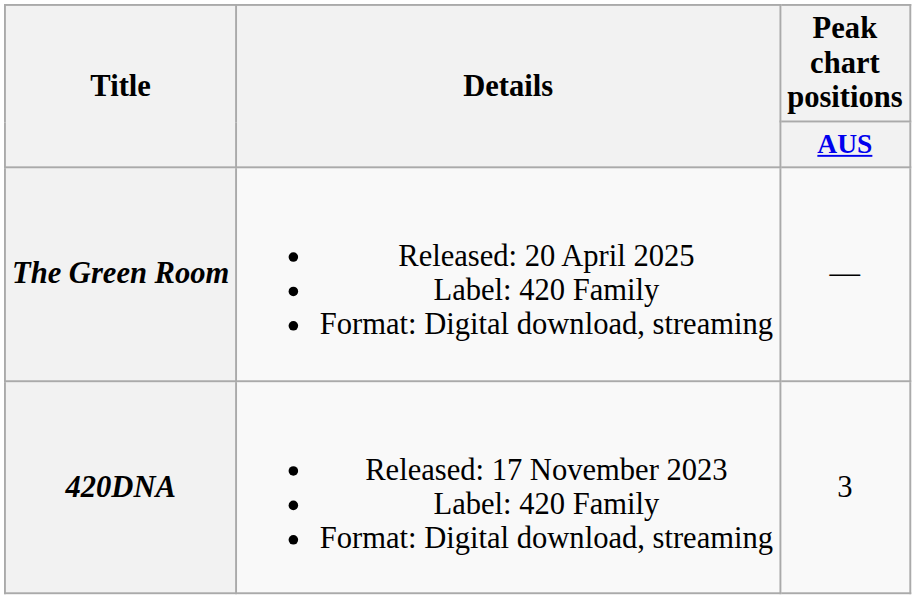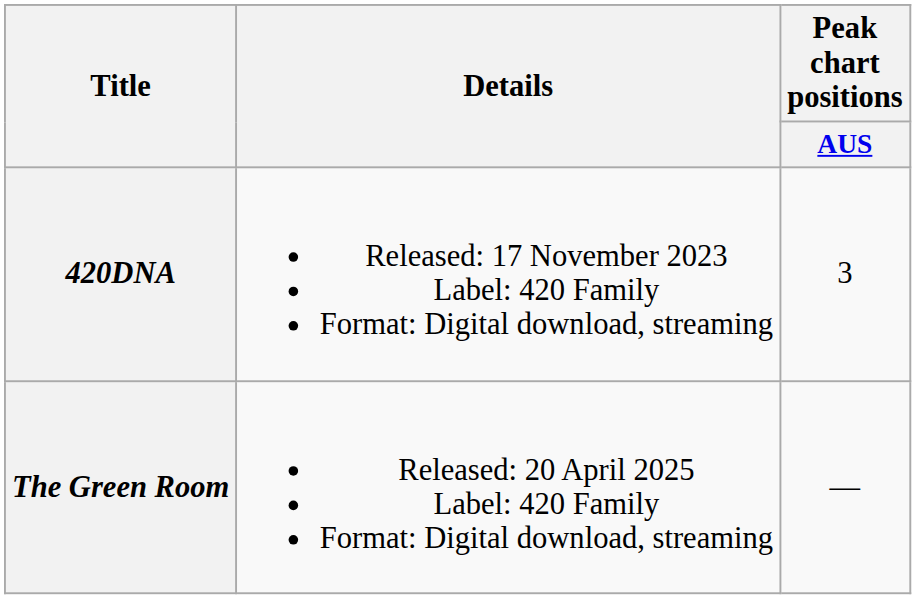rows swapped: (121, 486) <-> (121, 273)
